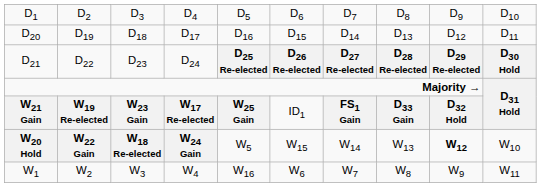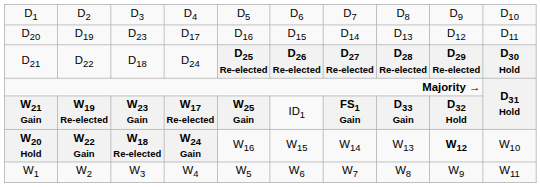(137, 35) D18 -> (137, 35) D23
(137, 61) D23 -> (137, 61) D18
(244, 146) W5 -> (244, 146) W16
(244, 172) W16 -> (244, 172) W5
